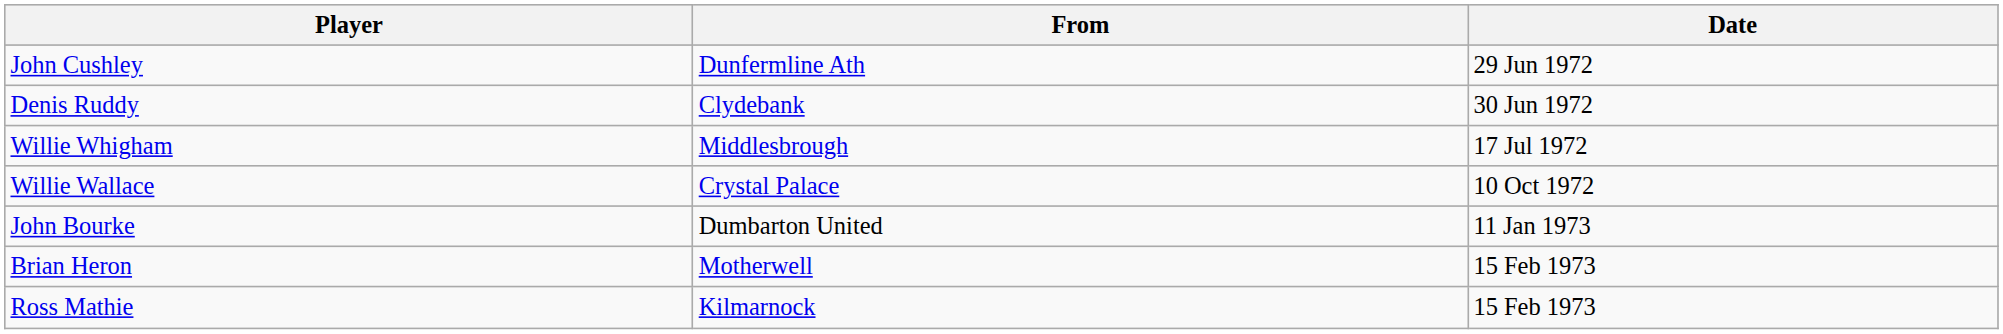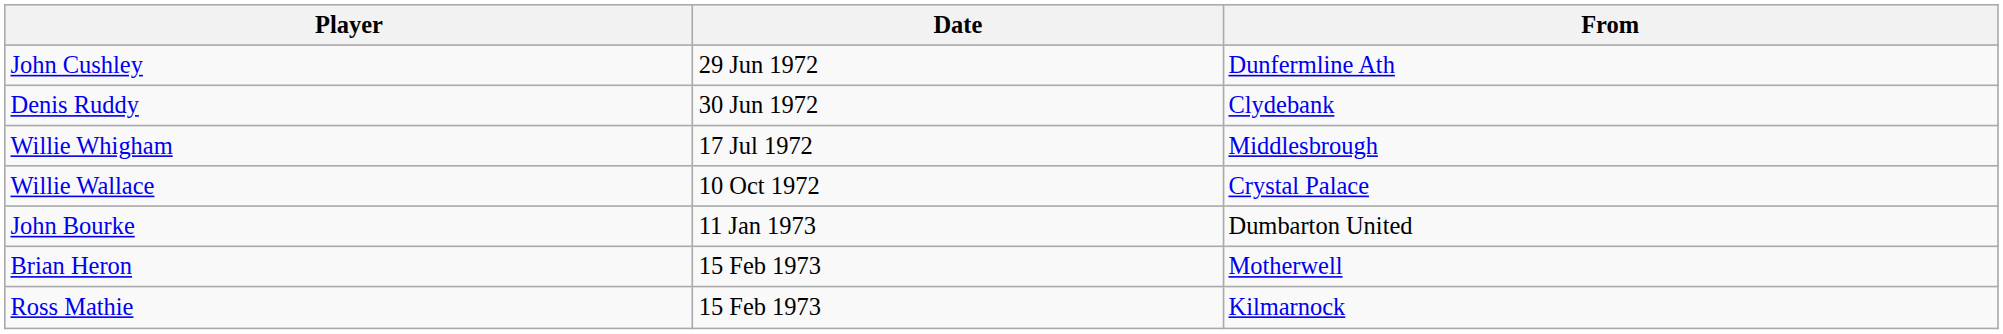columns swapped: (1080, 24) <-> (1733, 24)
